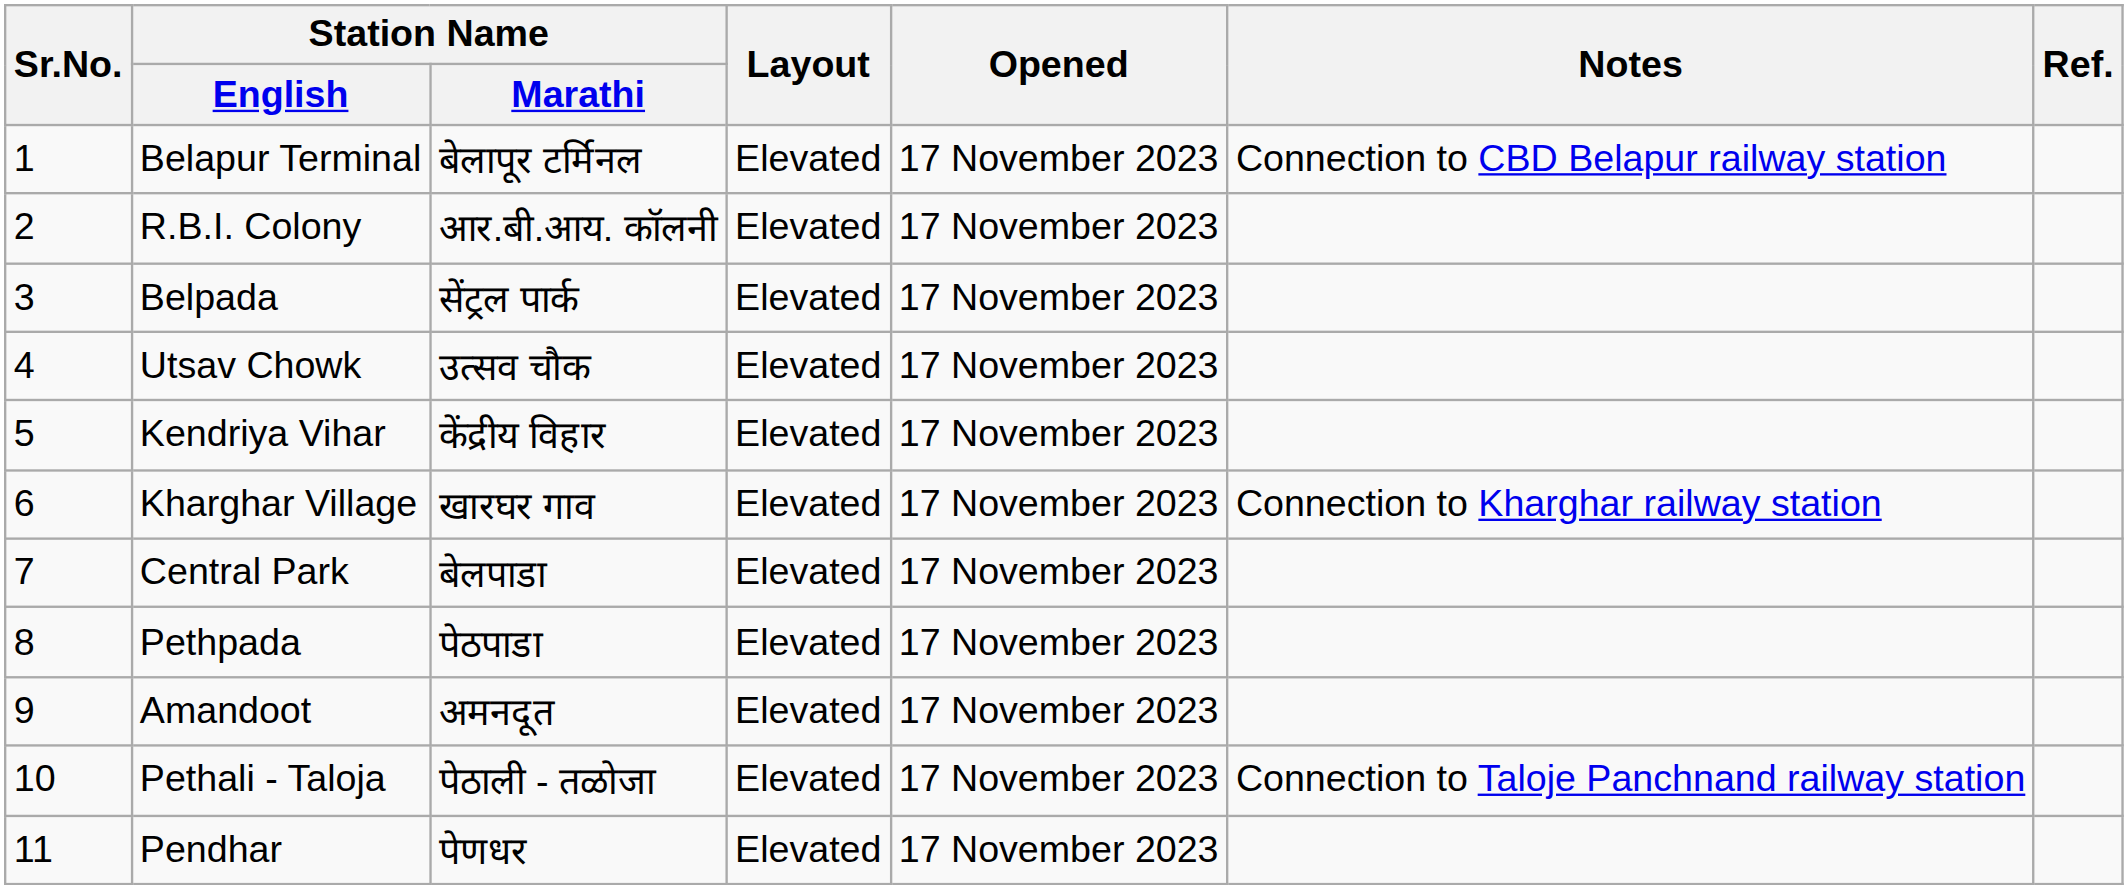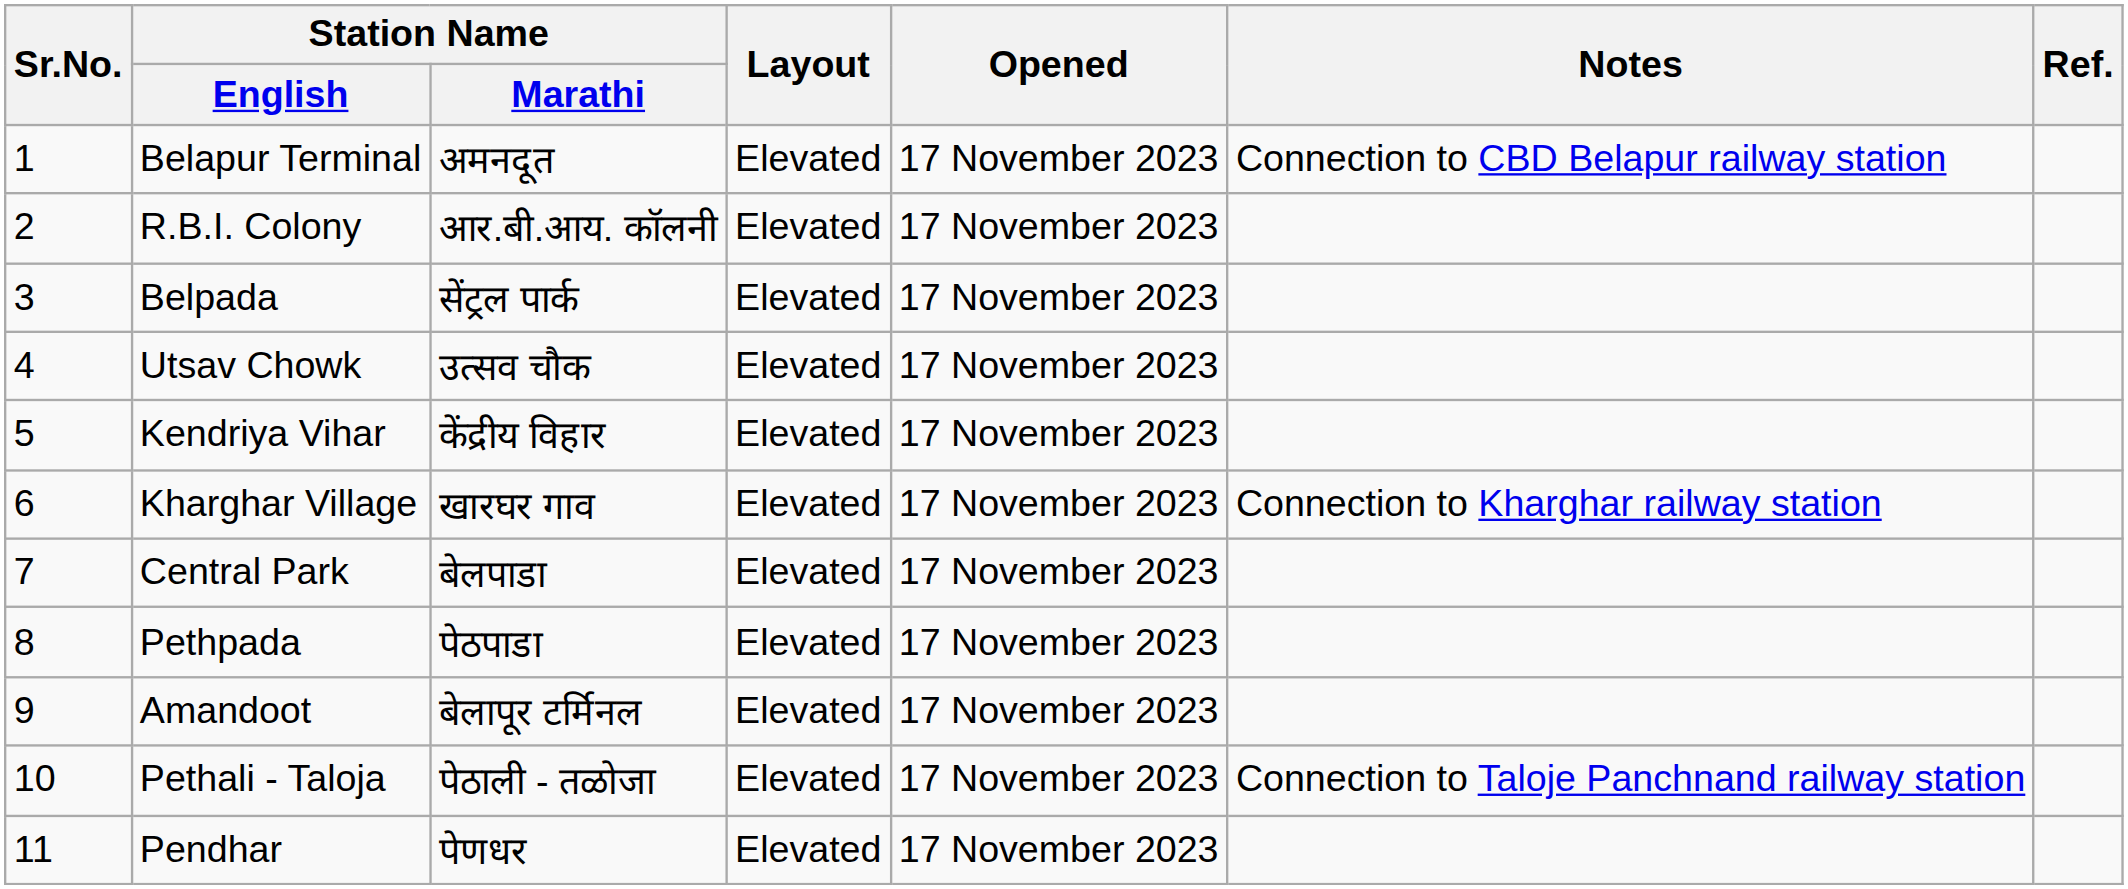(540, 160) बेलापूर टर्मिनल -> (496, 160) अमनदूत
(496, 712) अमनदूत -> (540, 712) बेलापूर टर्मिनल
